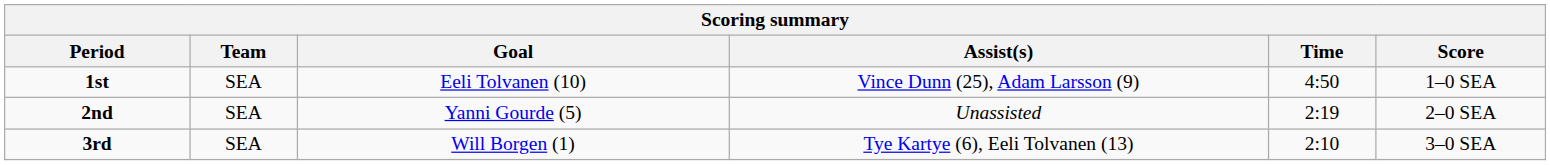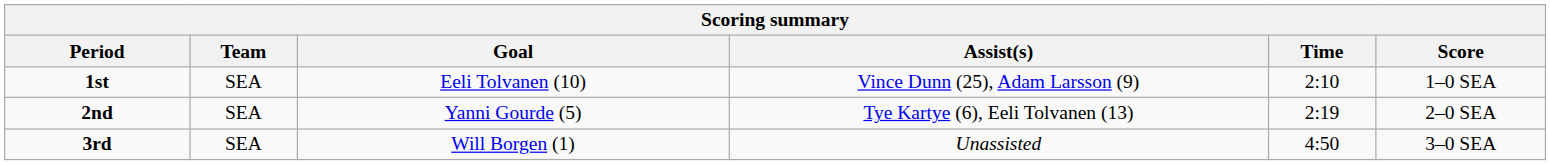(1322, 81) 4:50 -> (1322, 81) 2:10
(998, 112) Unassisted -> (998, 112) Tye Kartye (6), Eeli Tolvanen (13)
(998, 143) Tye Kartye (6), Eeli Tolvanen (13) -> (998, 143) Unassisted
(1322, 143) 2:10 -> (1322, 143) 4:50
